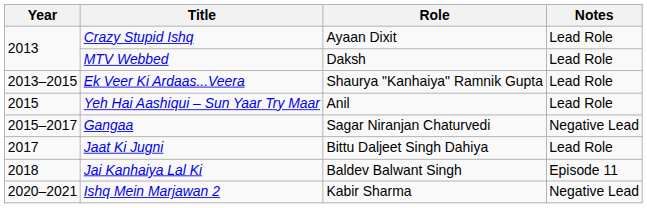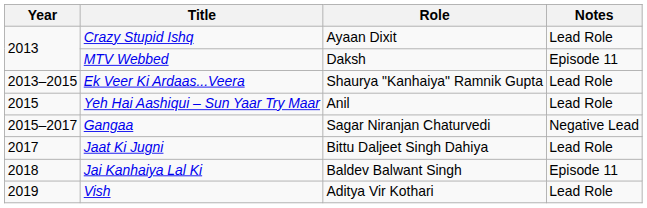(581, 59) Lead Role -> (584, 59) Episode 11
+ row: (97, 192)
- row: (152, 192)
